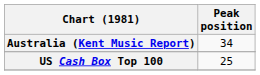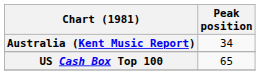(227, 61) 25 -> (227, 61) 65
